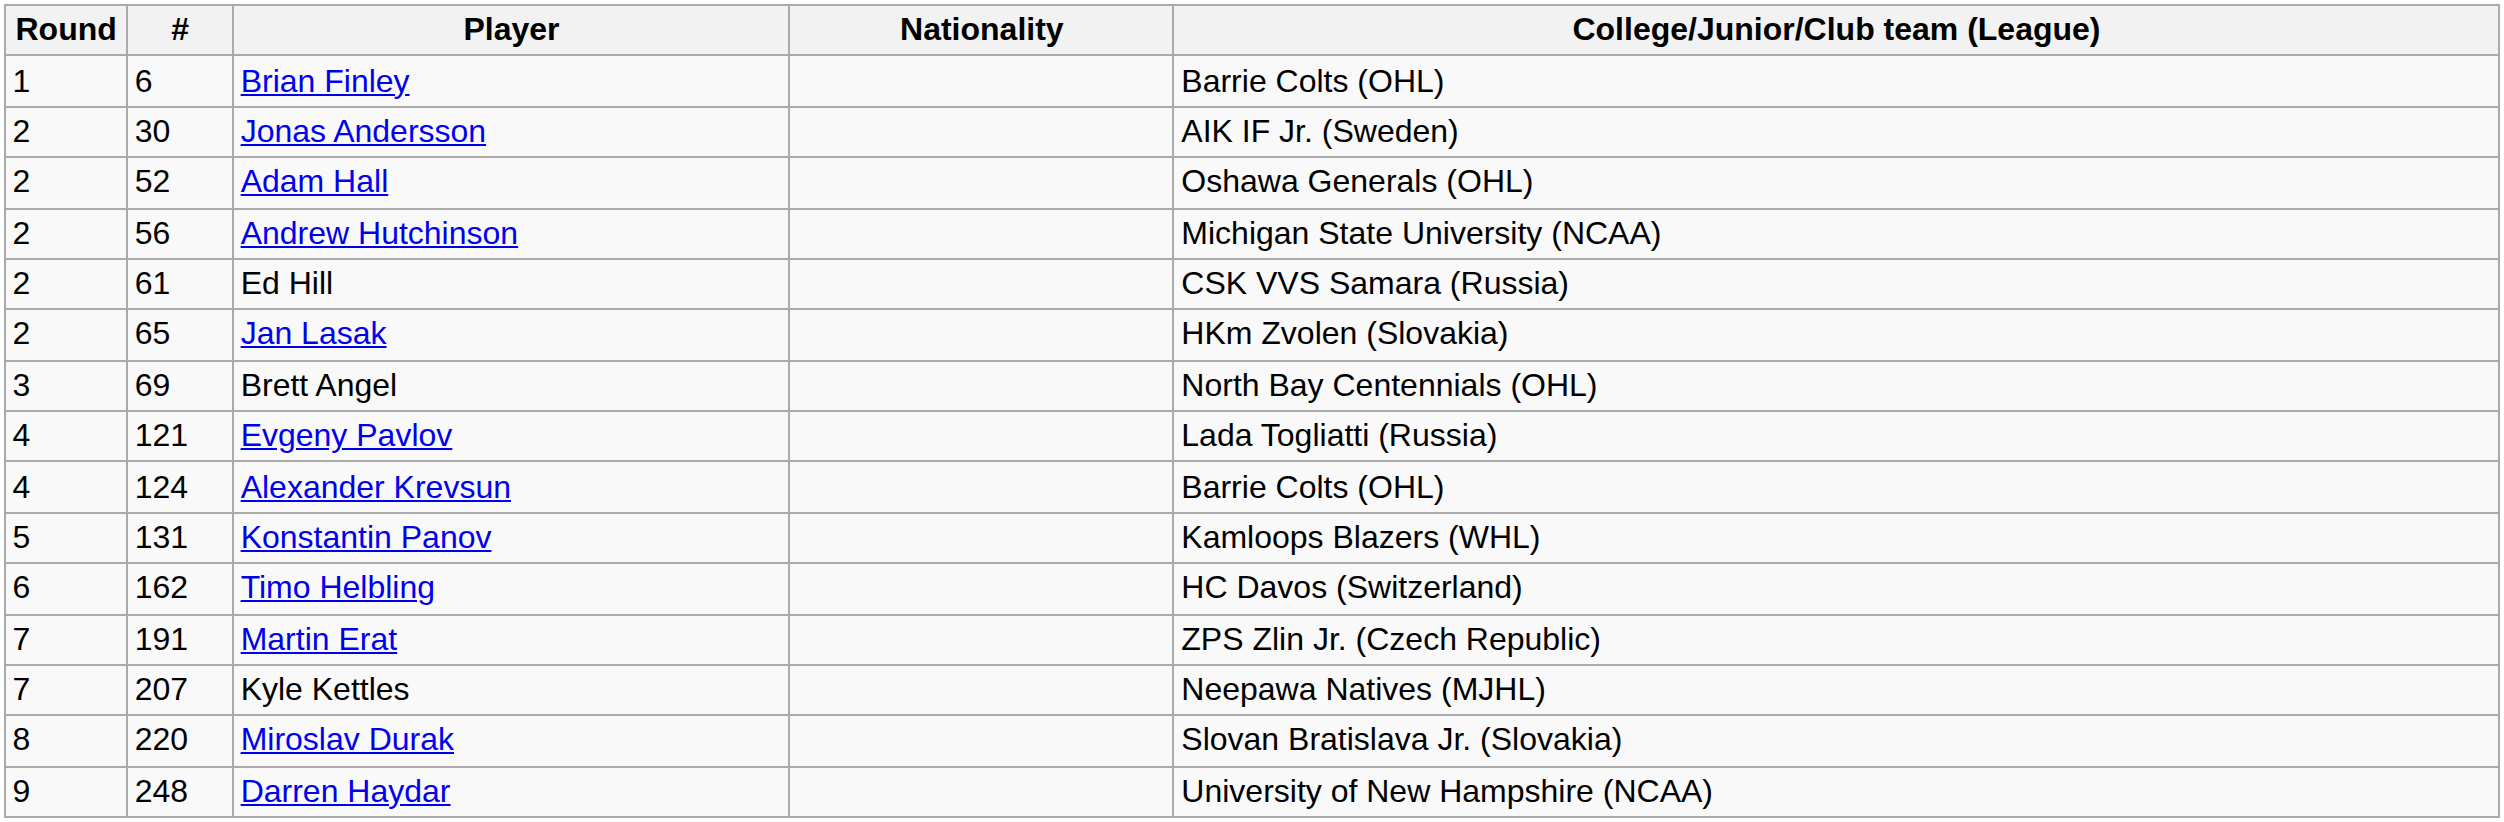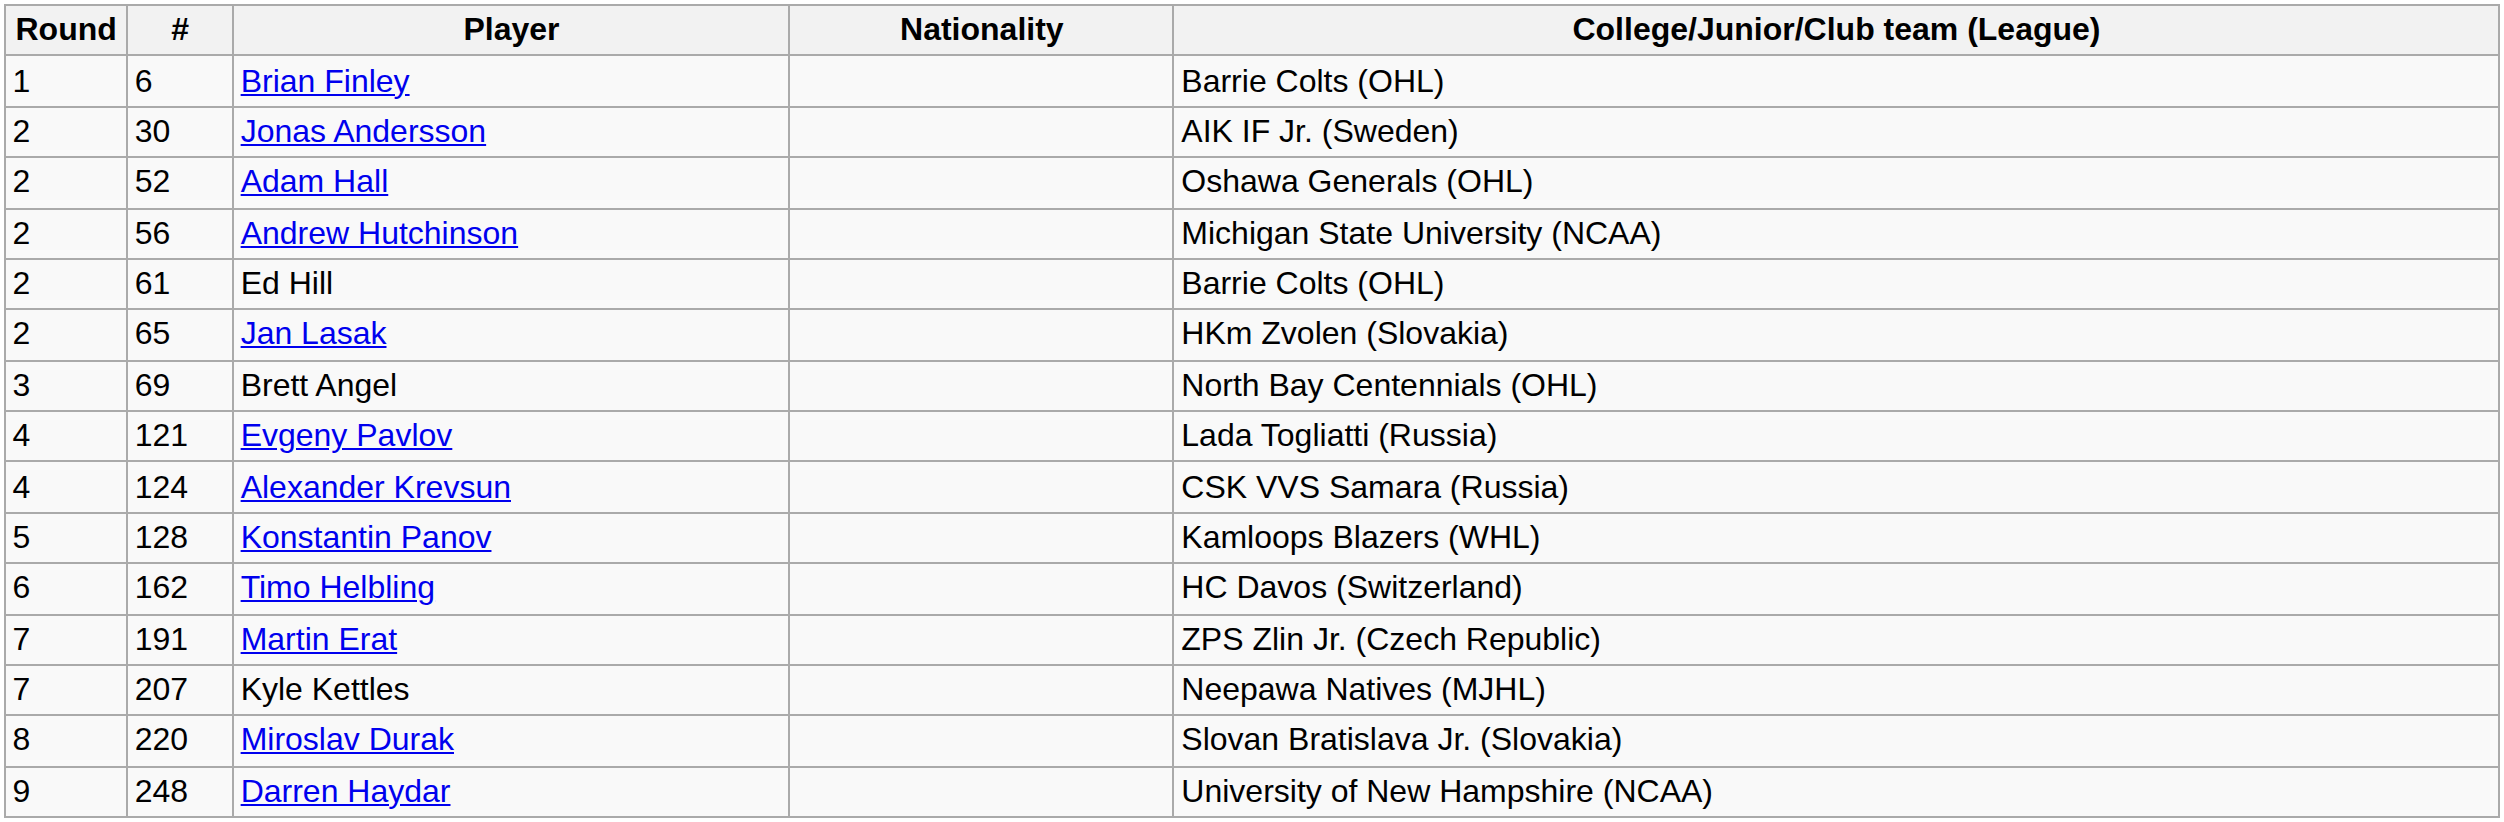(1375, 283) CSK VVS Samara (Russia) -> (1313, 283) Barrie Colts (OHL)
(1313, 486) Barrie Colts (OHL) -> (1375, 486) CSK VVS Samara (Russia)
(161, 537) 131 -> (161, 537) 128
